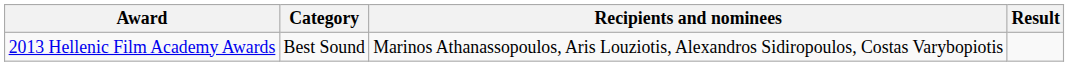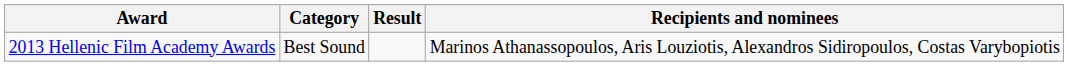columns swapped: (688, 18) <-> (1036, 18)
